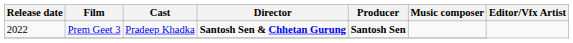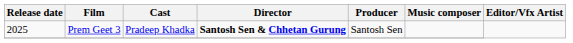(17, 29) 2022 -> (17, 29) 2025
(378, 29) bold -> (377, 29) normal
